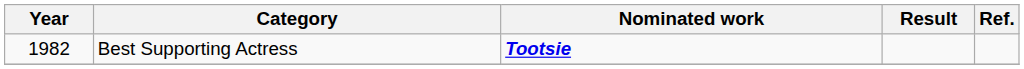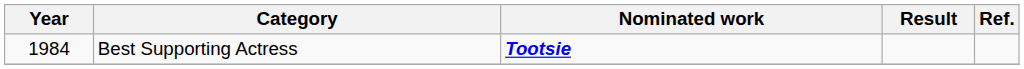(49, 49) 1982 -> (49, 49) 1984
